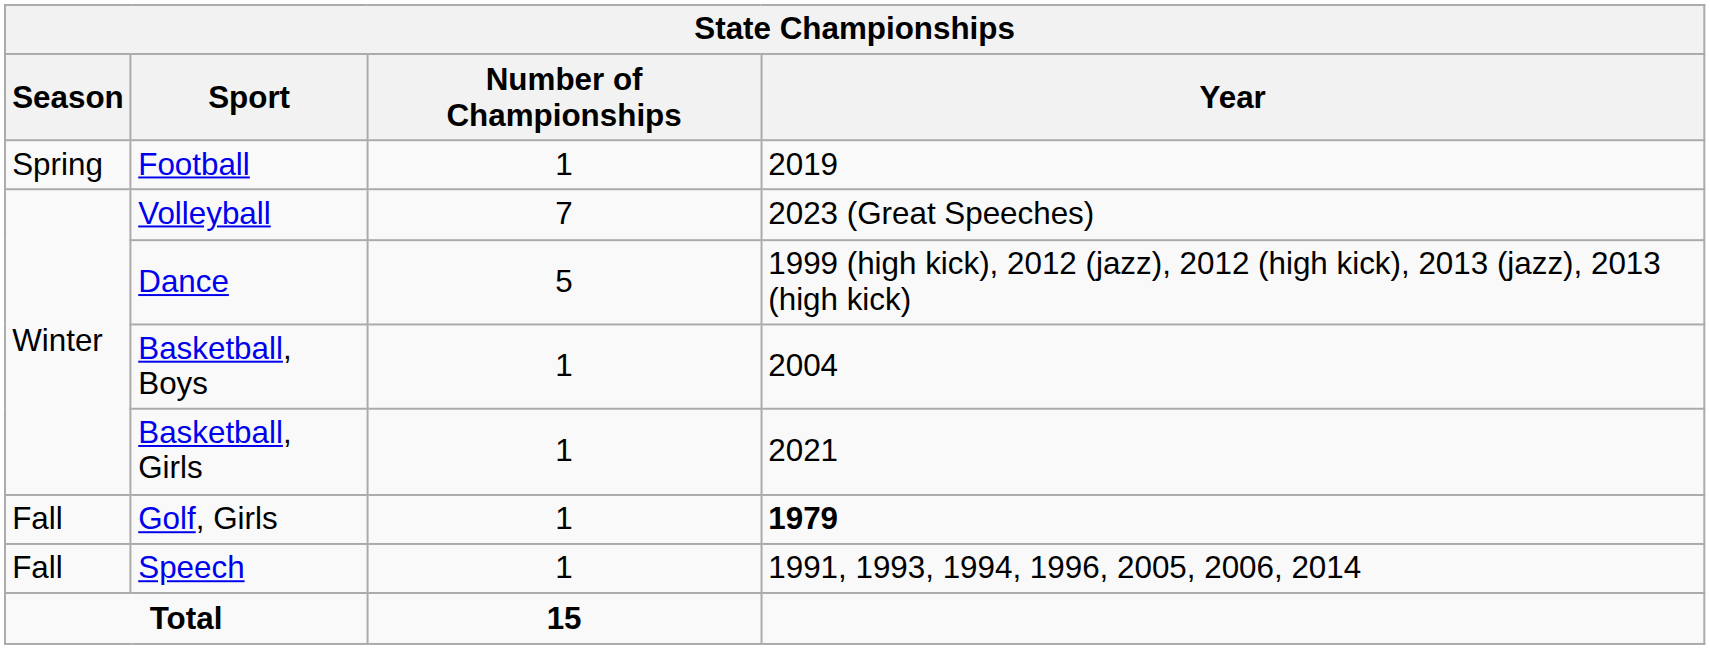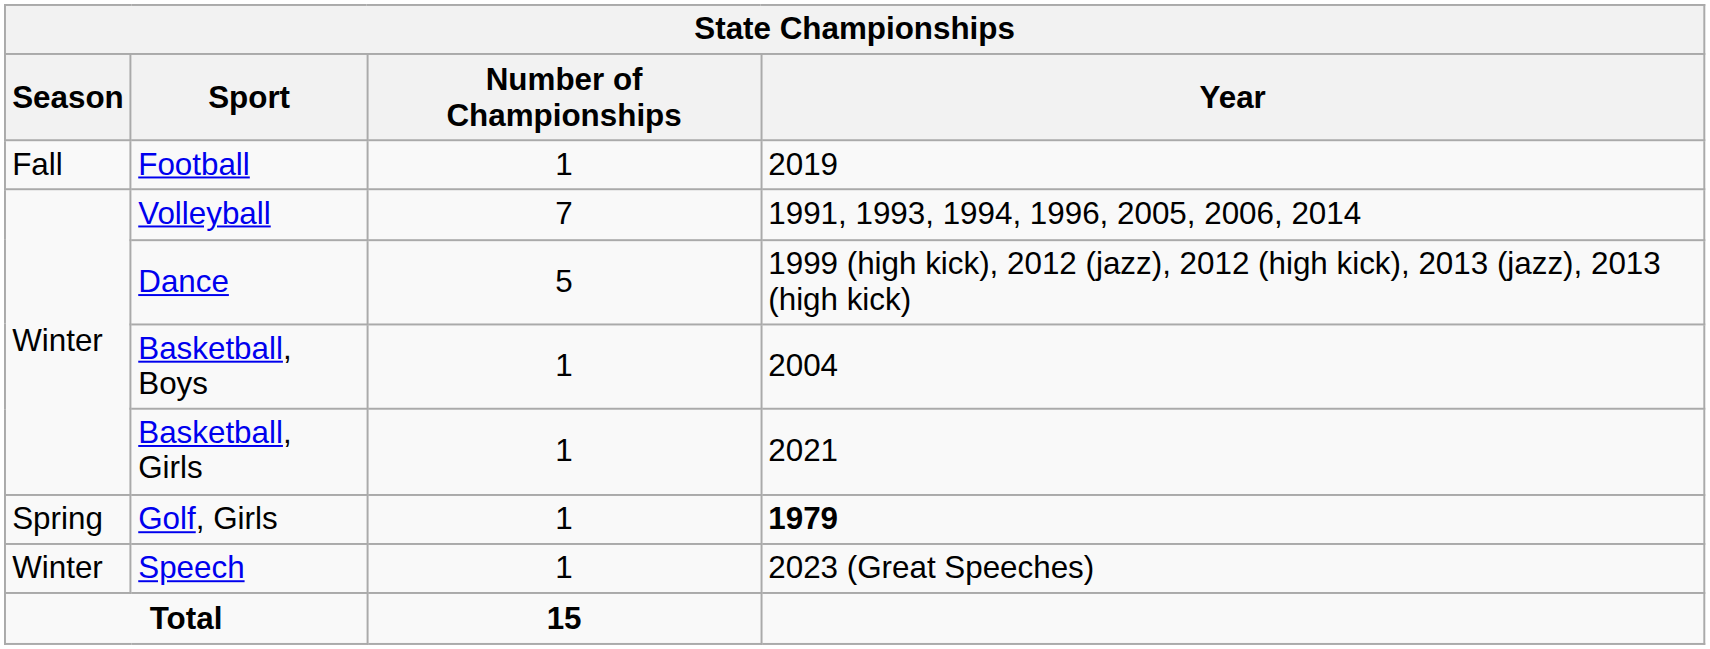(58, 164) Spring -> (37, 164) Fall
(931, 213) 2023 (Great Speeches) -> (1065, 213) 1991, 1993, 1994, 1996, 2005, 2006, 2014
(37, 518) Fall -> (58, 518) Spring
(37, 568) Fall -> (58, 568) Winter
(1065, 568) 1991, 1993, 1994, 1996, 2005, 2006, 2014 -> (931, 568) 2023 (Great Speeches)
